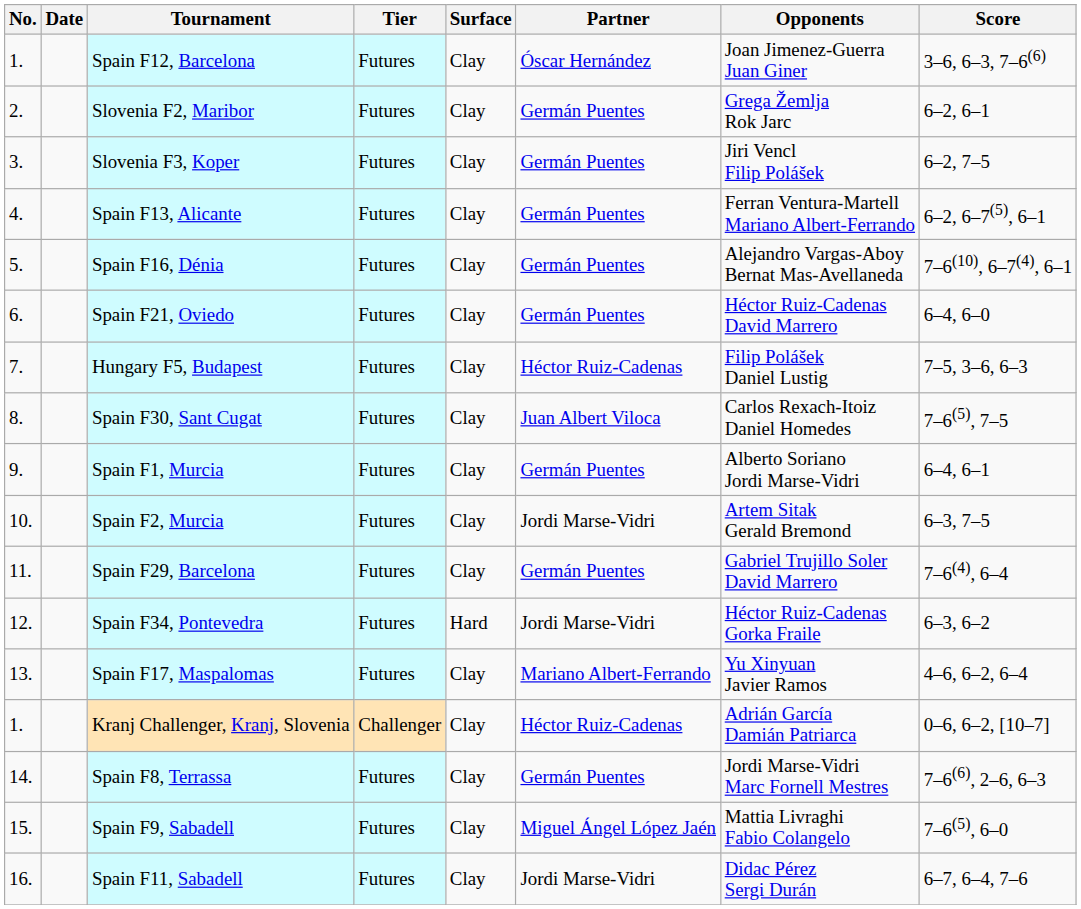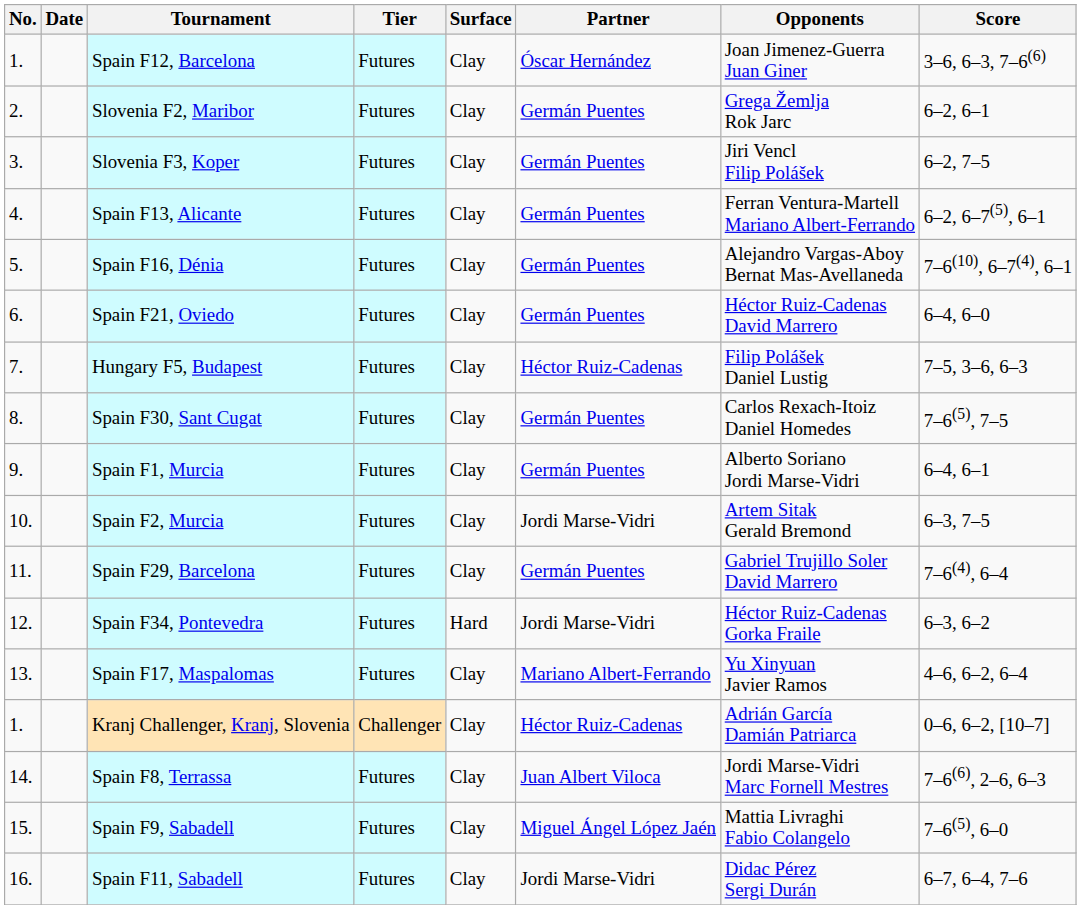(590, 418) Juan Albert Viloca -> (583, 418) Germán Puentes
(583, 776) Germán Puentes -> (590, 776) Juan Albert Viloca
